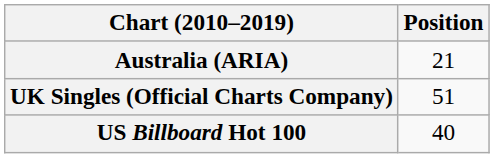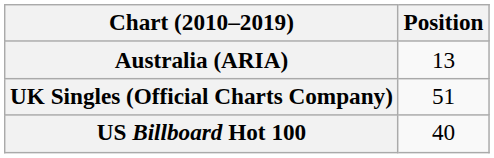(444, 59) 21 -> (444, 59) 13
